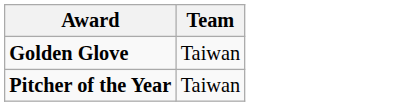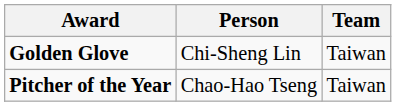+ column: (249, 20)
